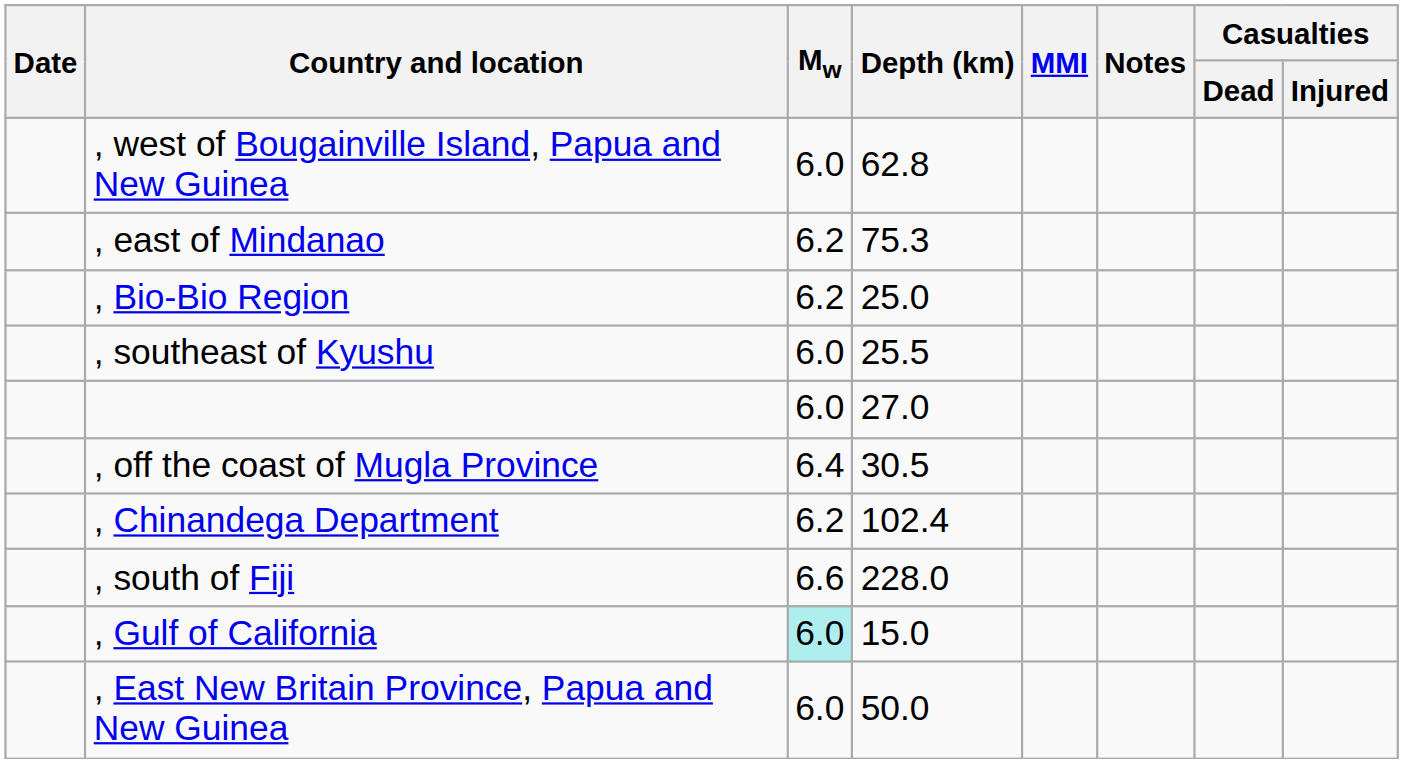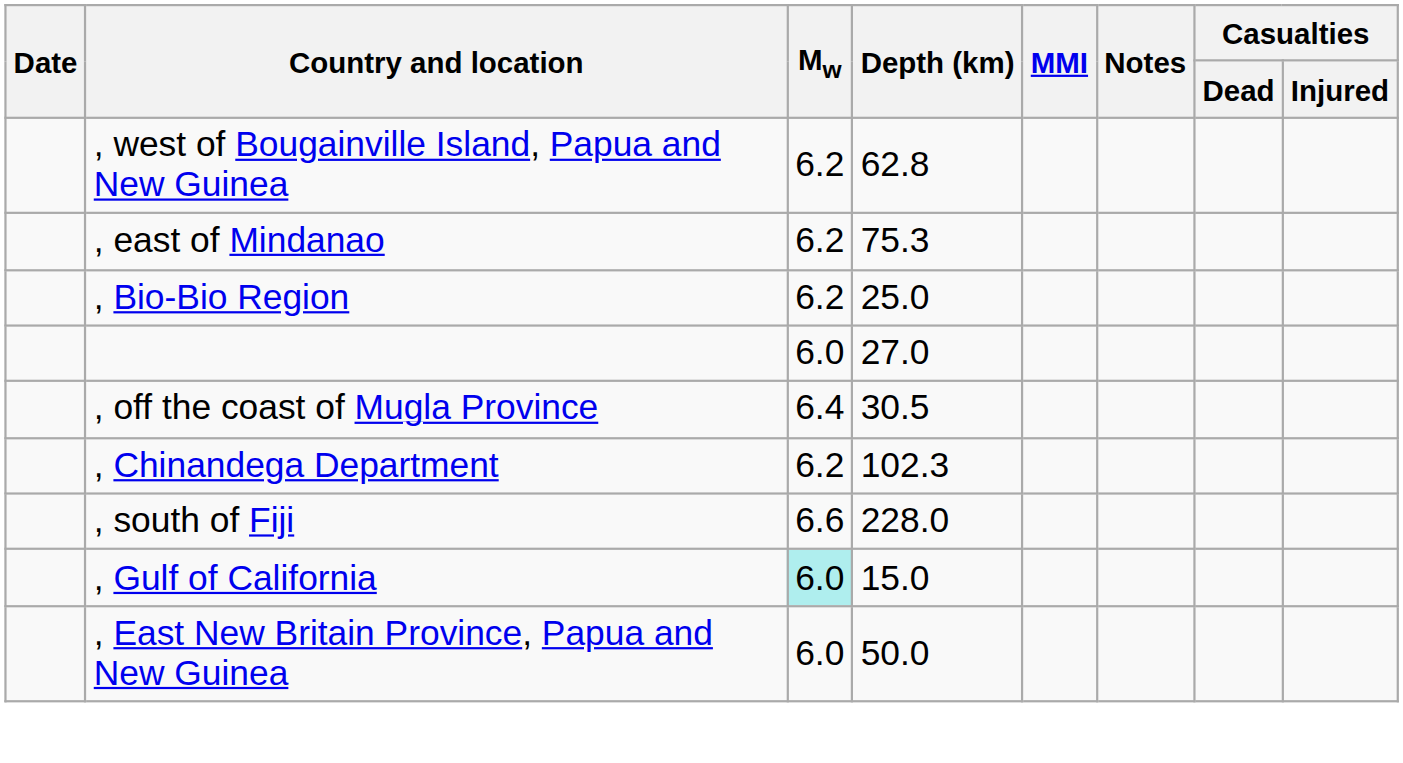(820, 164) 6.0 -> (820, 164) 6.2
- row: (264, 352)
(905, 520) 102.4 -> (905, 464) 102.3
